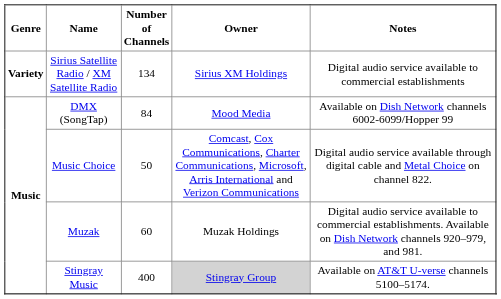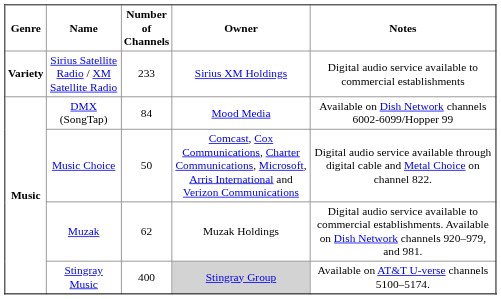(147, 74) 134 -> (147, 74) 233
(147, 231) 60 -> (147, 231) 62
